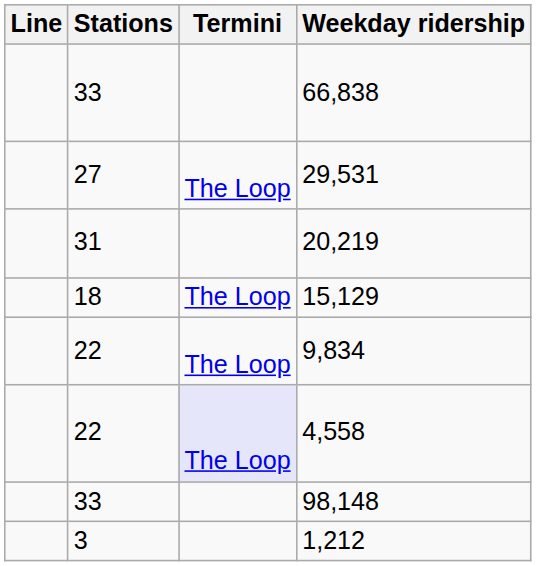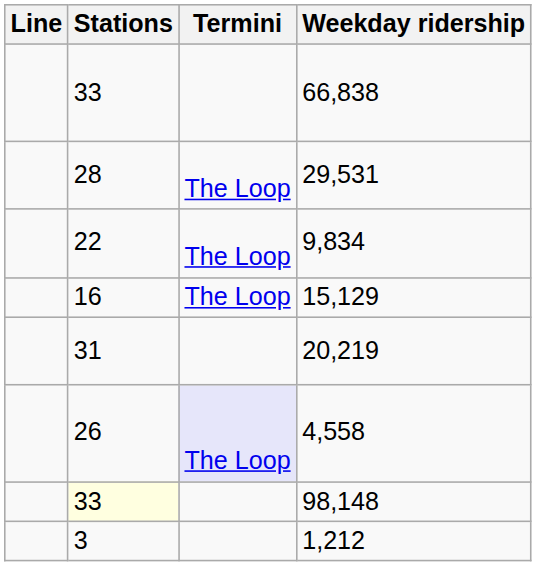(88, 174) 27 -> (88, 174) 28
rows swapped: (341, 242) <-> (334, 350)
(88, 296) 18 -> (88, 296) 16
(88, 433) 22 -> (88, 433) 26
(88, 501) no background -> (88, 501) lightyellow background
